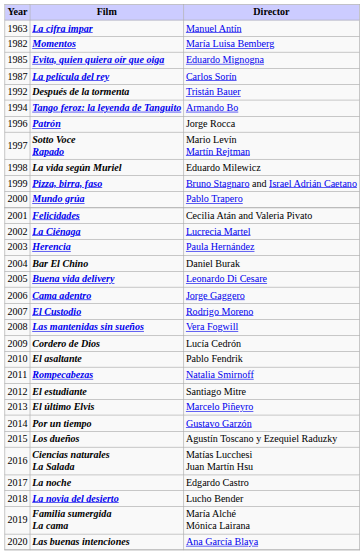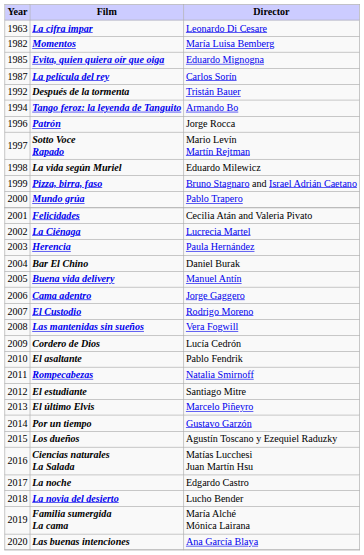(214, 28) Manuel Antín -> (226, 28) Leonardo Di Cesare
(226, 279) Leonardo Di Cesare -> (214, 279) Manuel Antín
